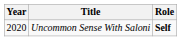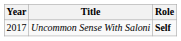(17, 28) 2020 -> (17, 28) 2017
